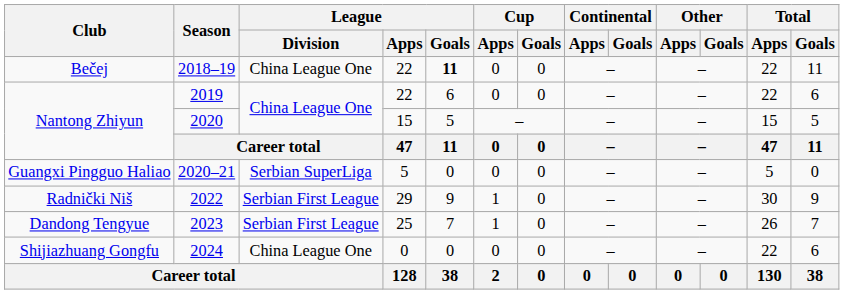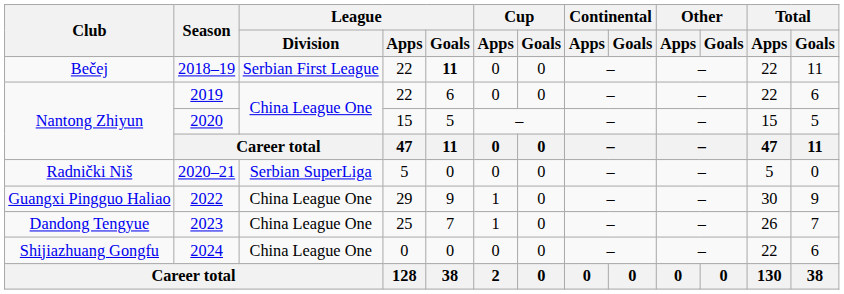(311, 69) China League One -> (311, 69) Serbian First League
(89, 172) Guangxi Pingguo Haliao -> (89, 172) Radnički Niš
(89, 198) Radnički Niš -> (89, 198) Guangxi Pingguo Haliao
(311, 198) Serbian First League -> (311, 198) China League One
(311, 224) Serbian First League -> (311, 224) China League One
